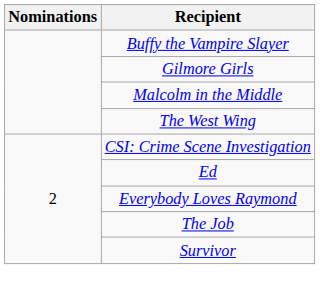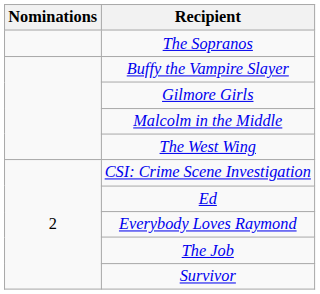+ row: (208, 43)
